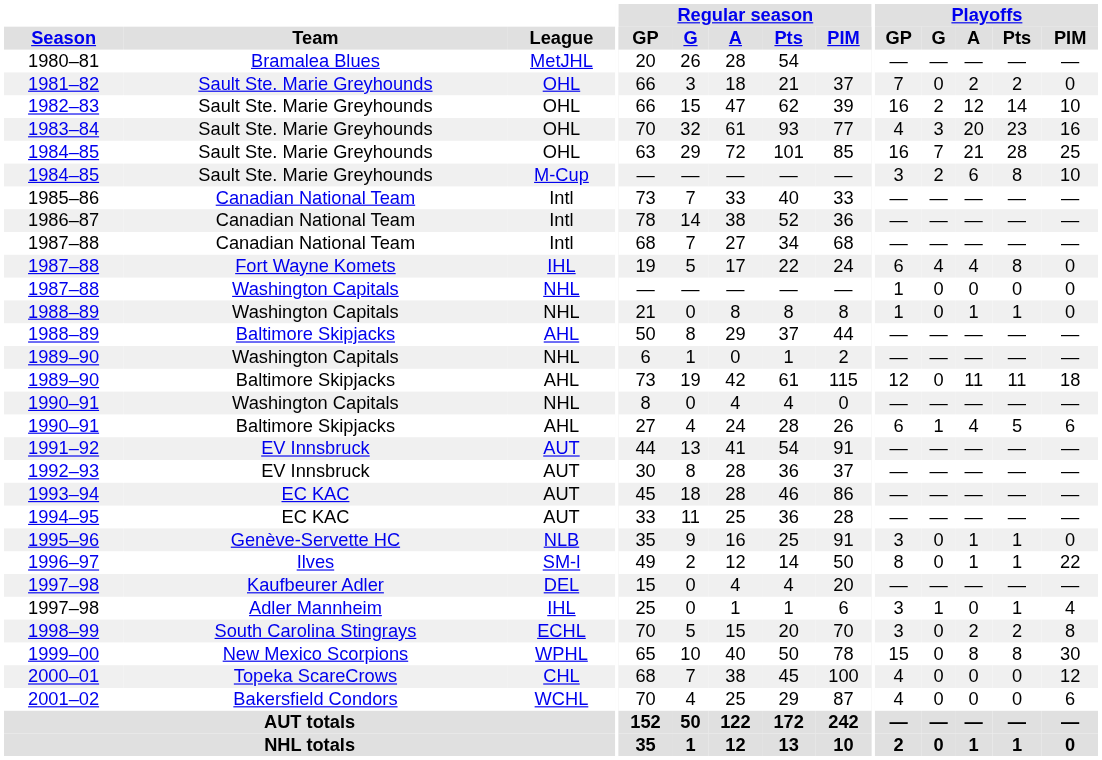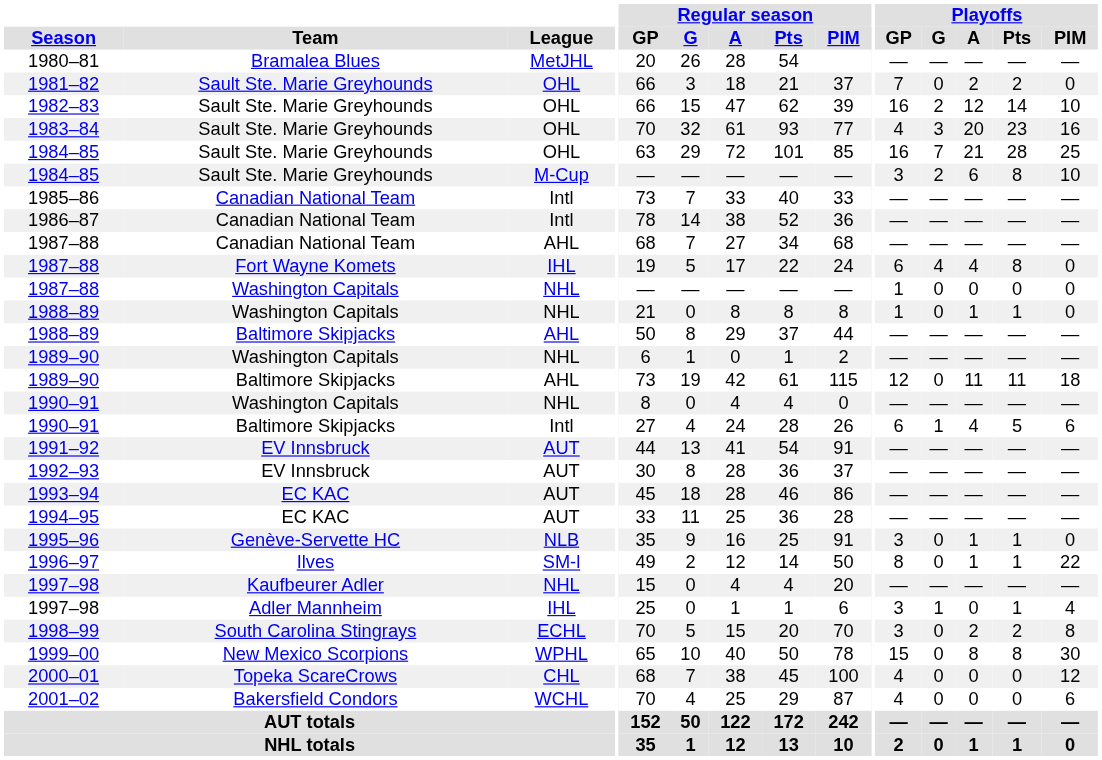(561, 243) Intl -> (561, 243) AHL
(561, 425) AHL -> (561, 425) Intl
(561, 585) DEL -> (561, 585) NHL
